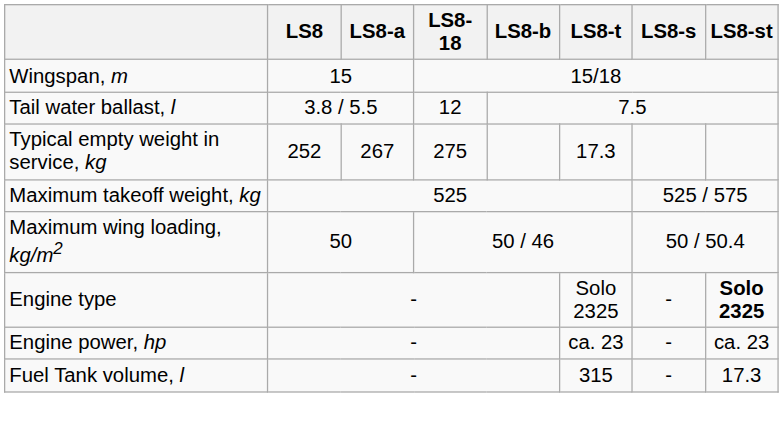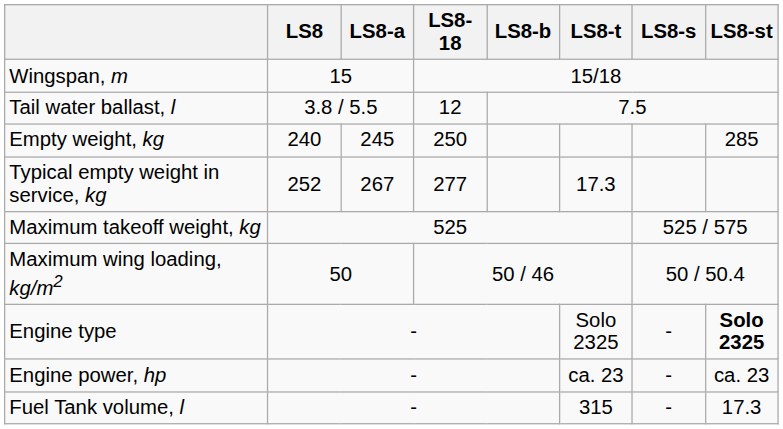+ row: (87, 140)
(450, 151) 275 -> (450, 183) 277
